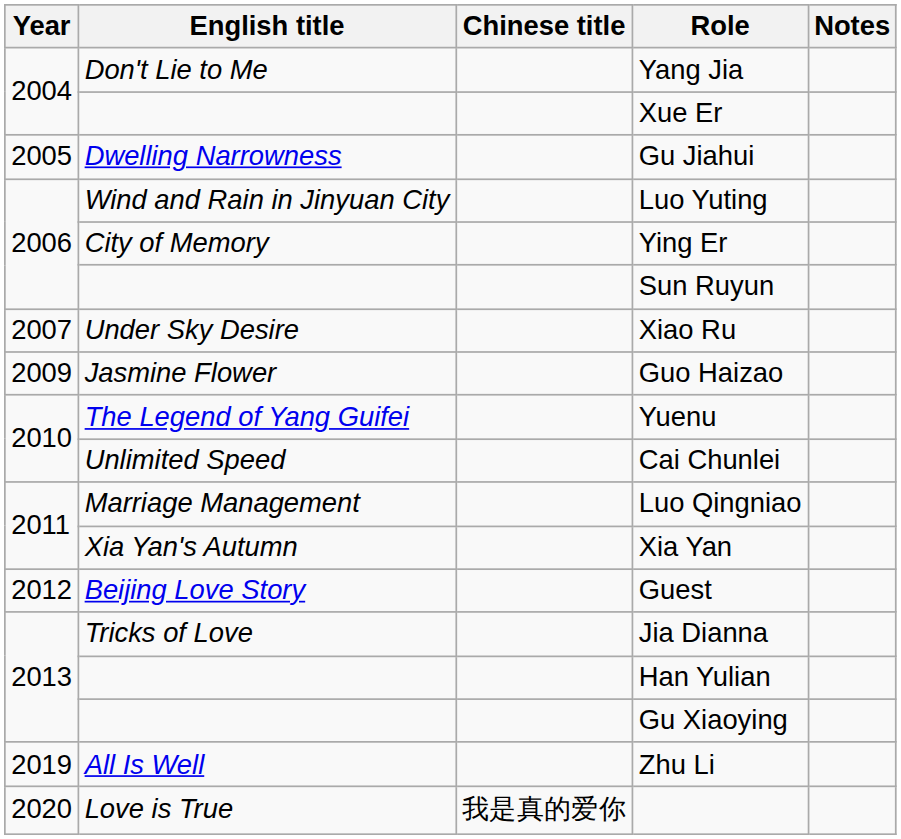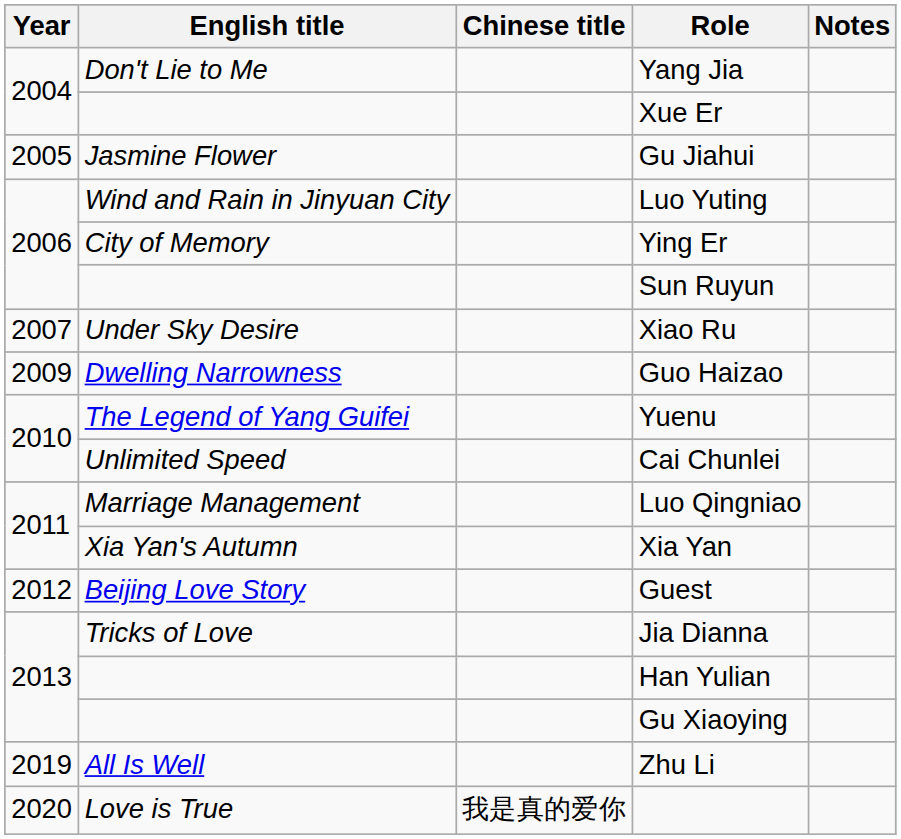(213, 156) Dwelling Narrowness -> (180, 156) Jasmine Flower
(180, 373) Jasmine Flower -> (213, 373) Dwelling Narrowness
